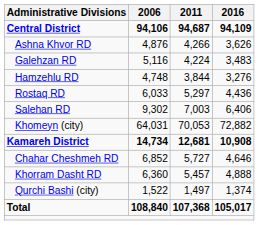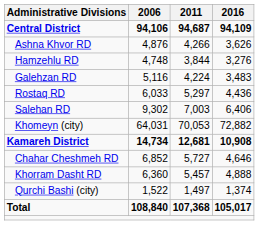rows swapped: (46, 61) <-> (47, 77)
